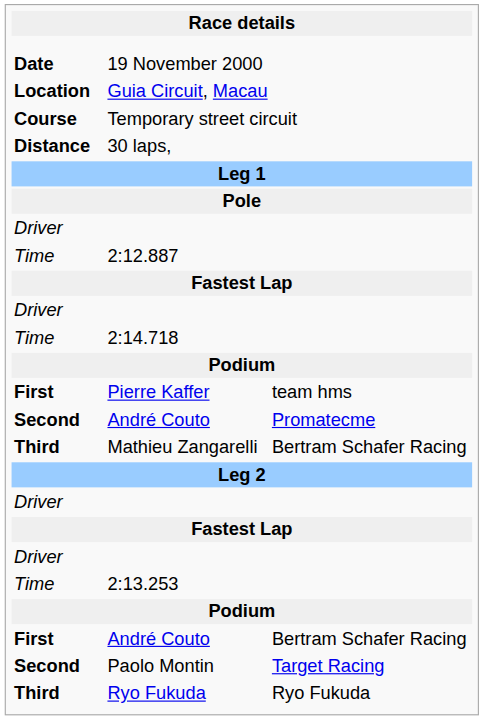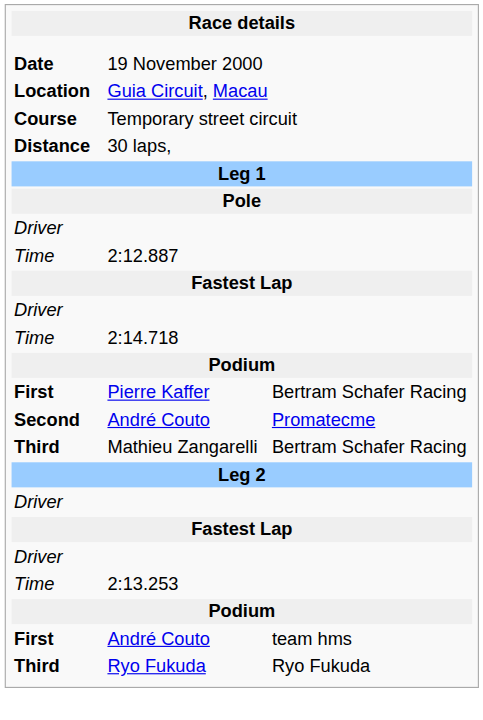(312, 392) team hms -> (369, 392) Bertram Schafer Racing
(369, 639) Bertram Schafer Racing -> (312, 639) team hms
- row: (47, 666)
